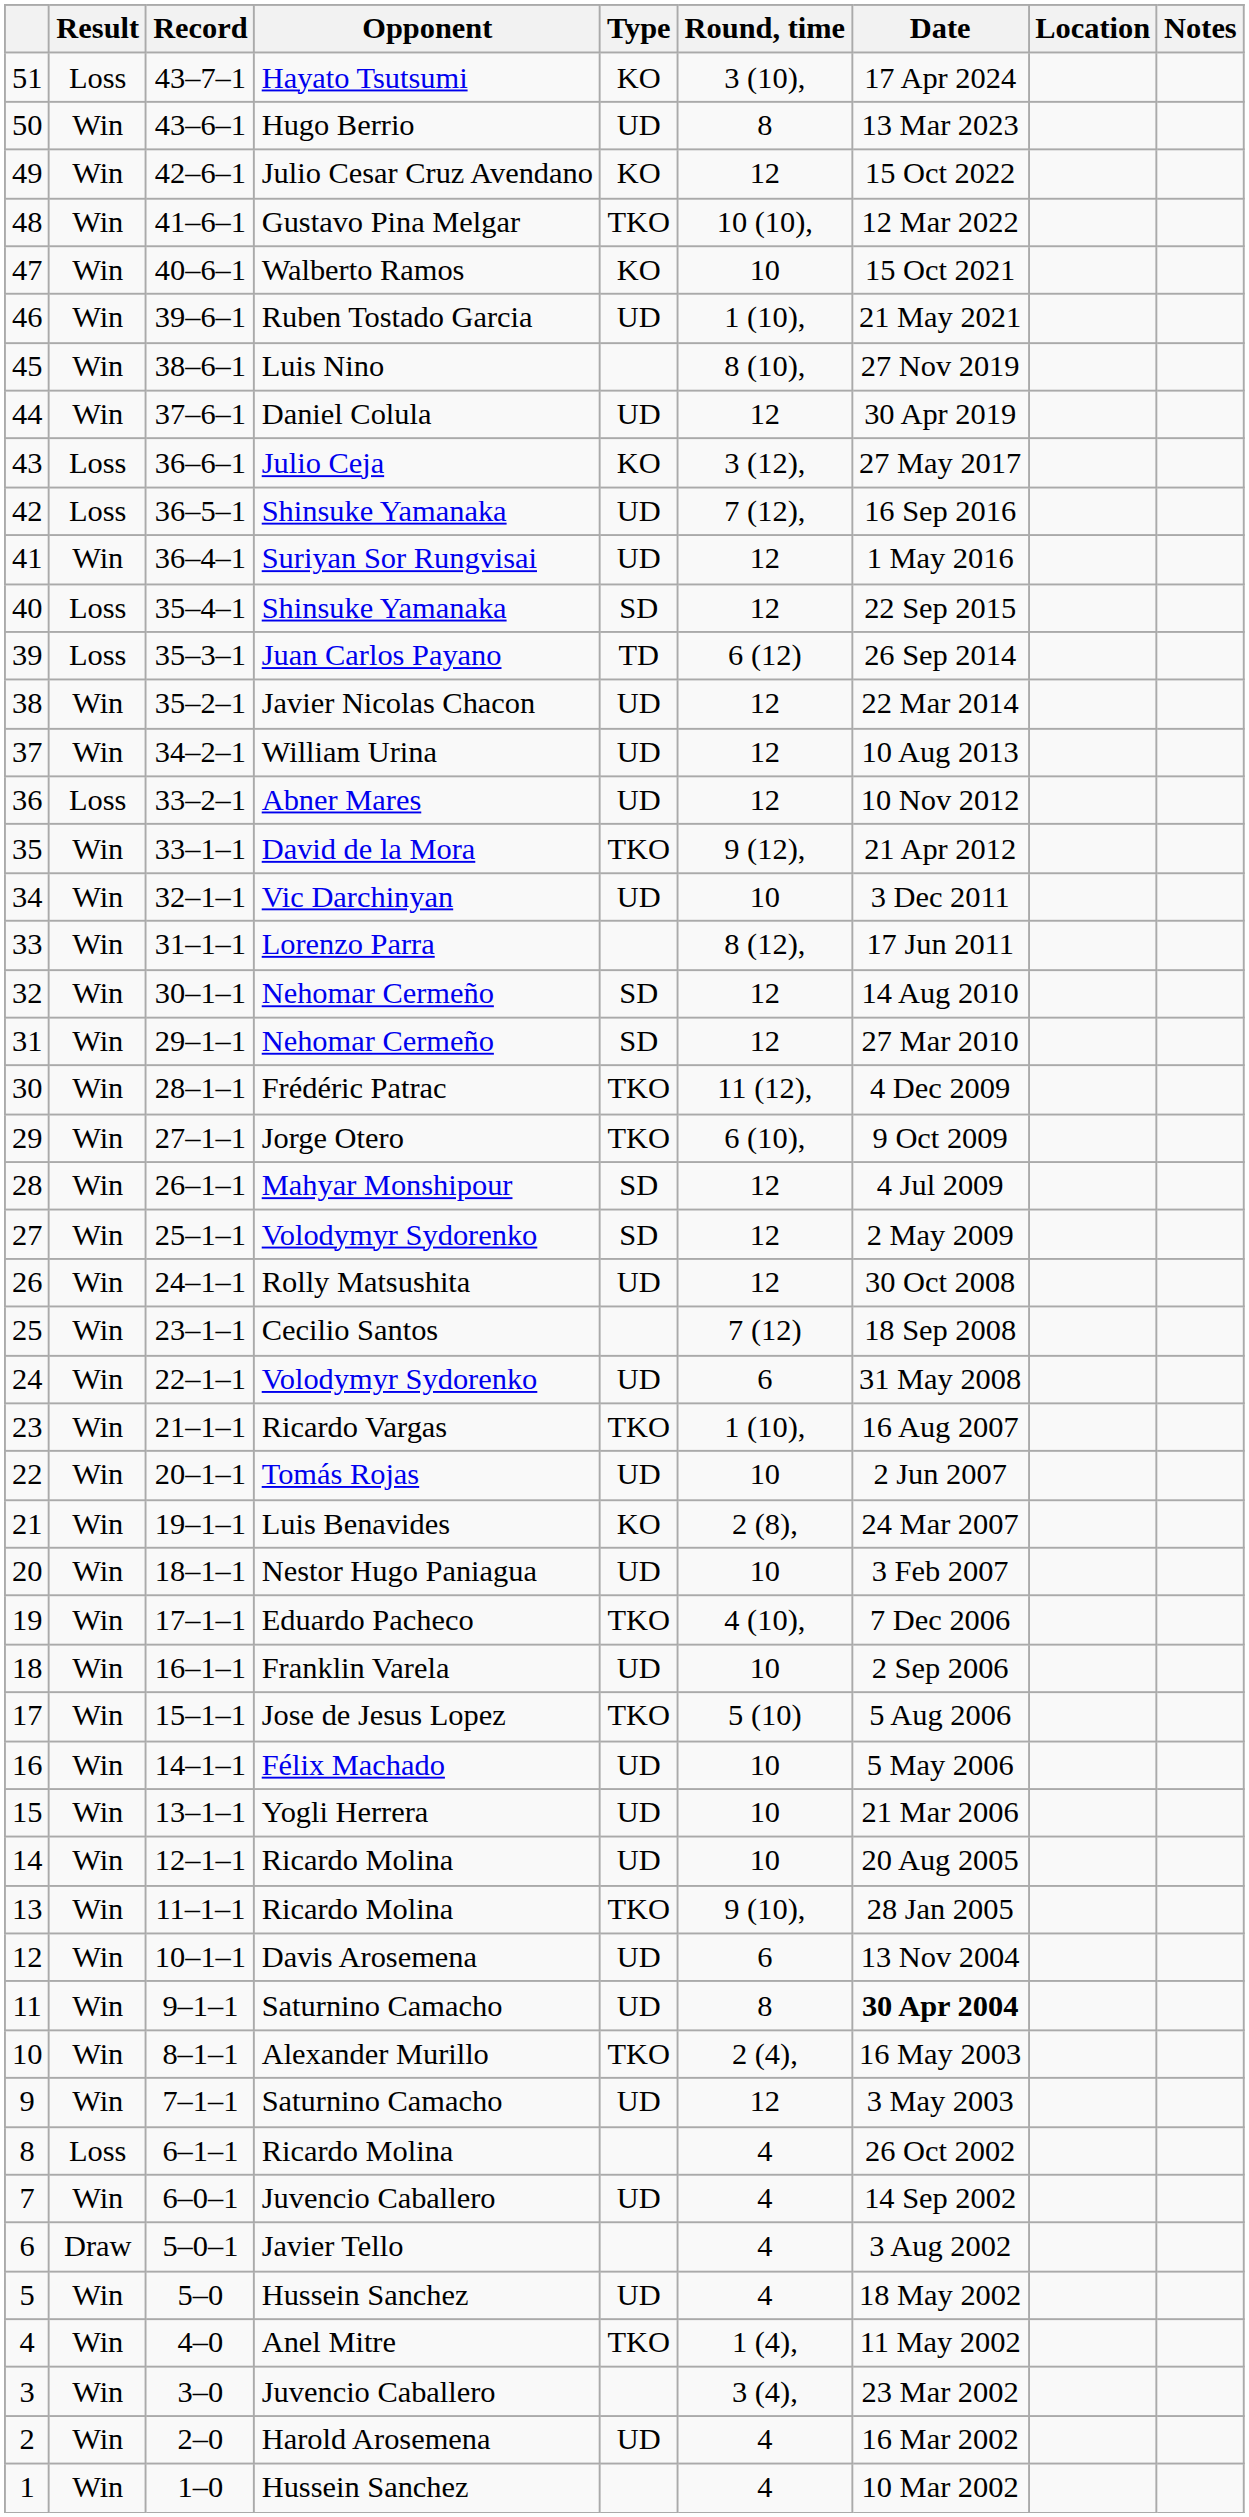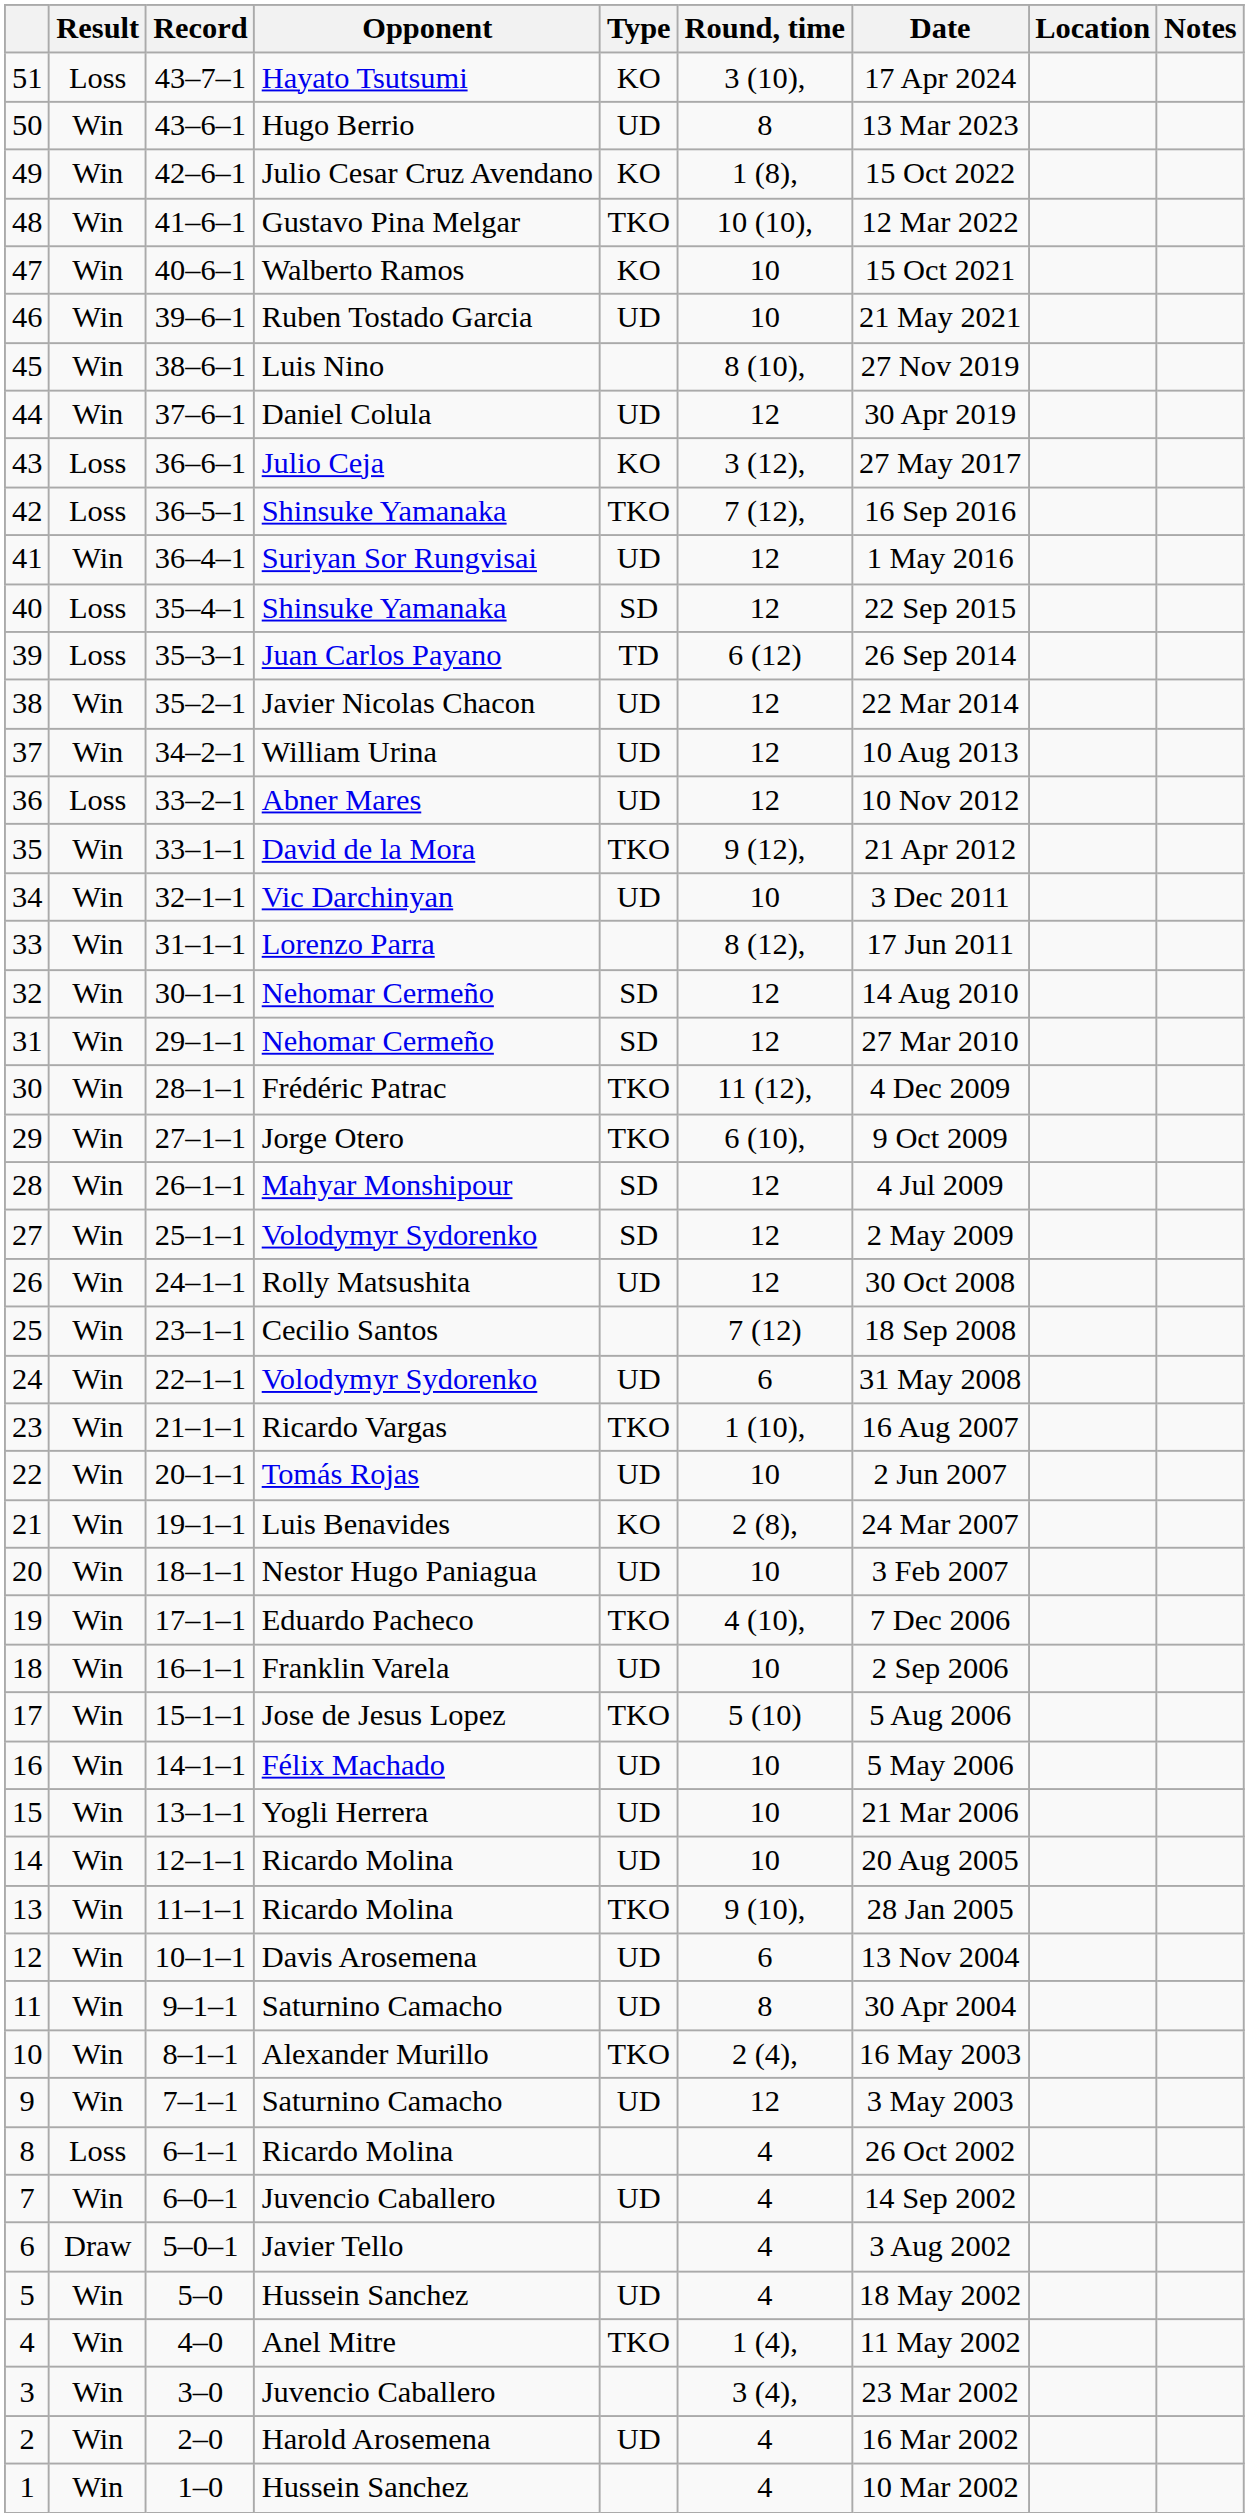(765, 173) 12 -> (765, 173) 1 (8),
(765, 317) 1 (10), -> (765, 317) 10
(639, 510) UD -> (639, 510) TKO
(940, 2005) bold -> (940, 2005) normal
